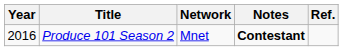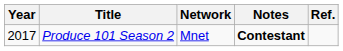(22, 35) 2016 -> (22, 35) 2017
